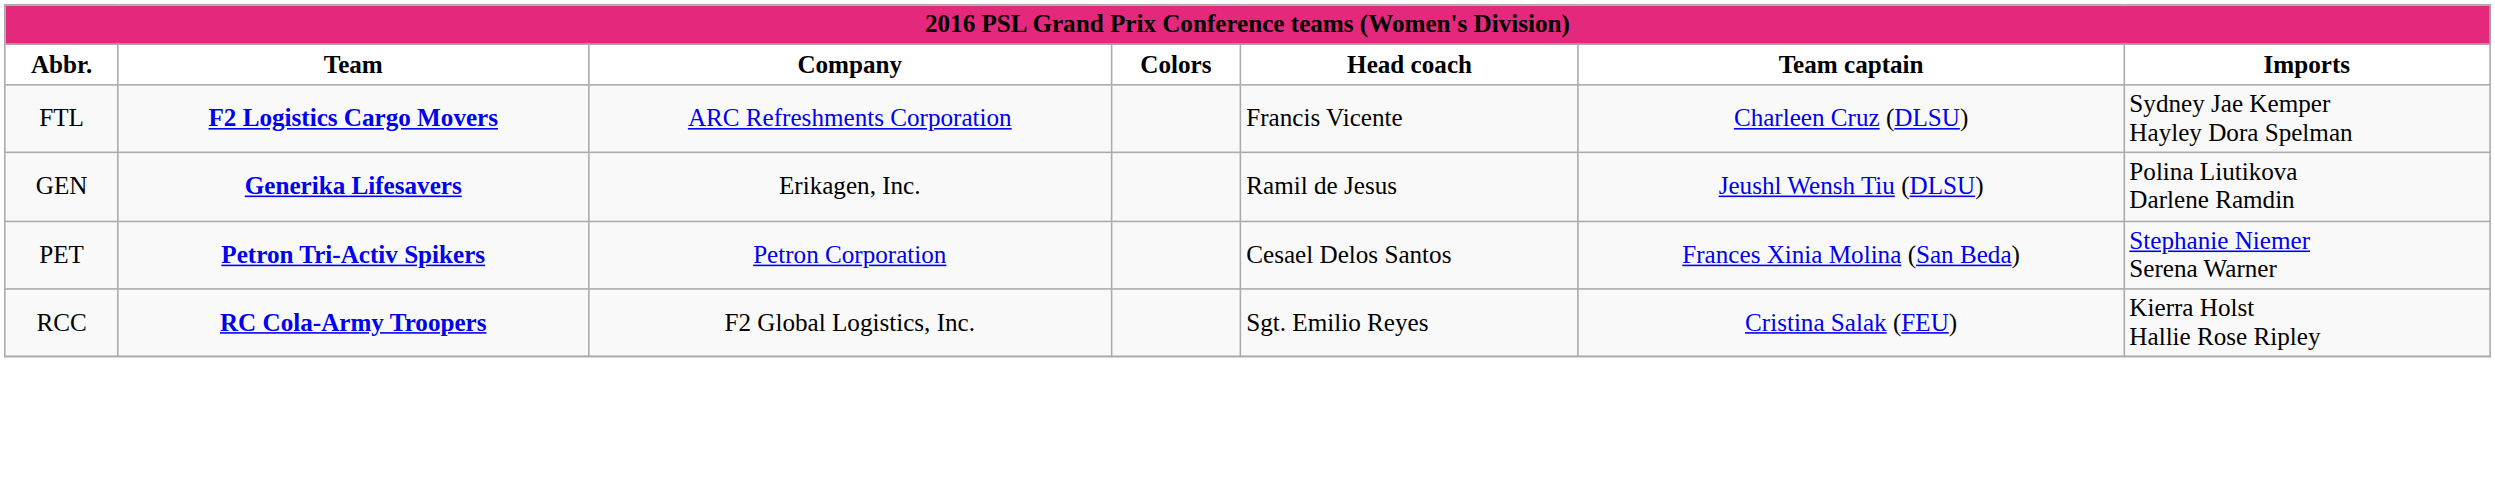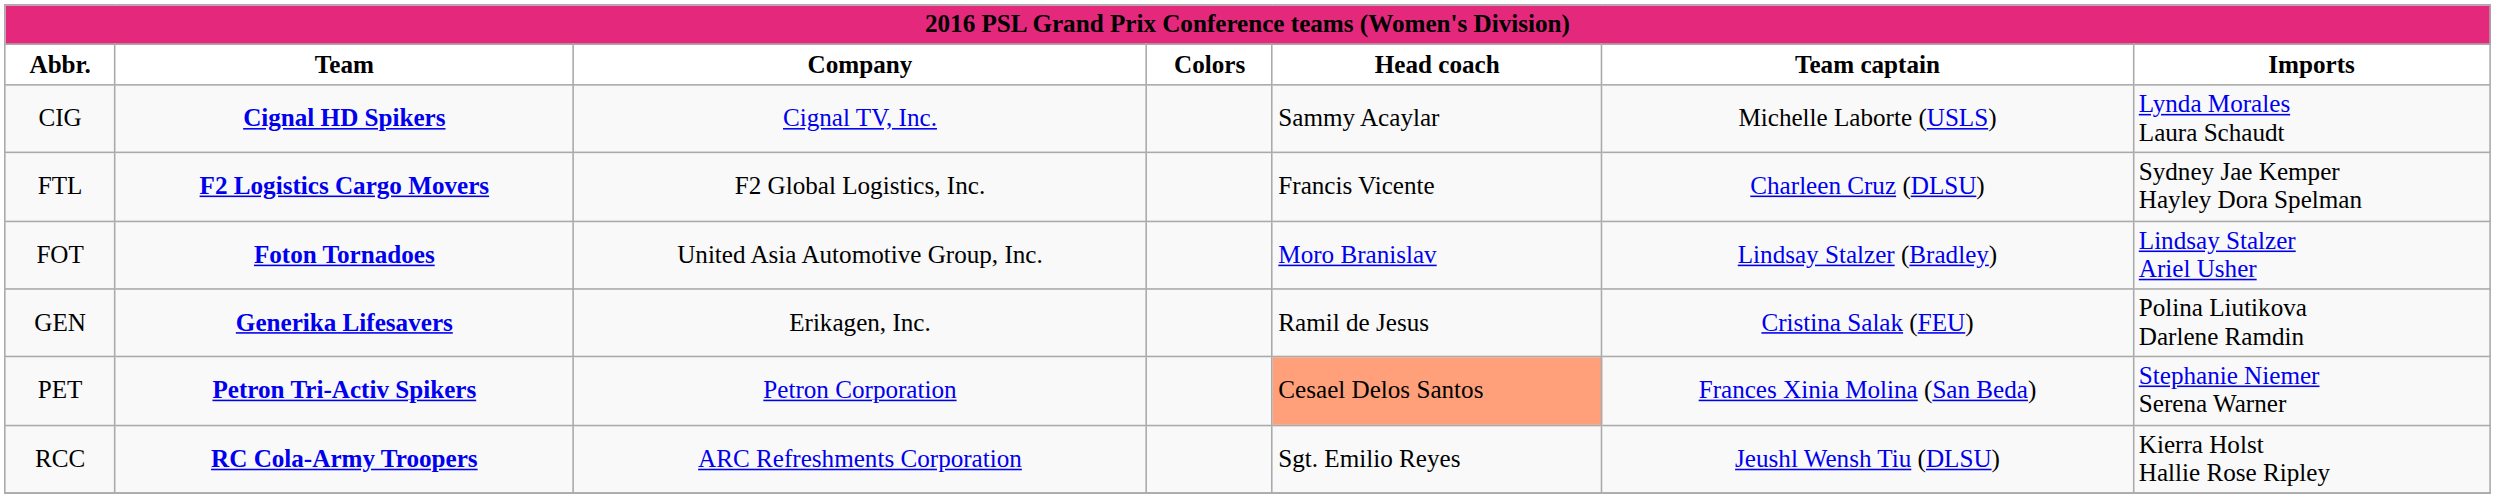+ row: (60, 118)
(850, 118) ARC Refreshments Corporation -> (860, 186) F2 Global Logistics, Inc.
+ row: (60, 254)
(1851, 186) Jeushl Wensh Tiu (DLSU) -> (1868, 322) Cristina Salak (FEU)
(1349, 254) no background -> (1381, 390) lightsalmon background
(850, 322) F2 Global Logistics, Inc. -> (860, 458) ARC Refreshments Corporation
(1851, 322) Cristina Salak (FEU) -> (1868, 458) Jeushl Wensh Tiu (DLSU)
